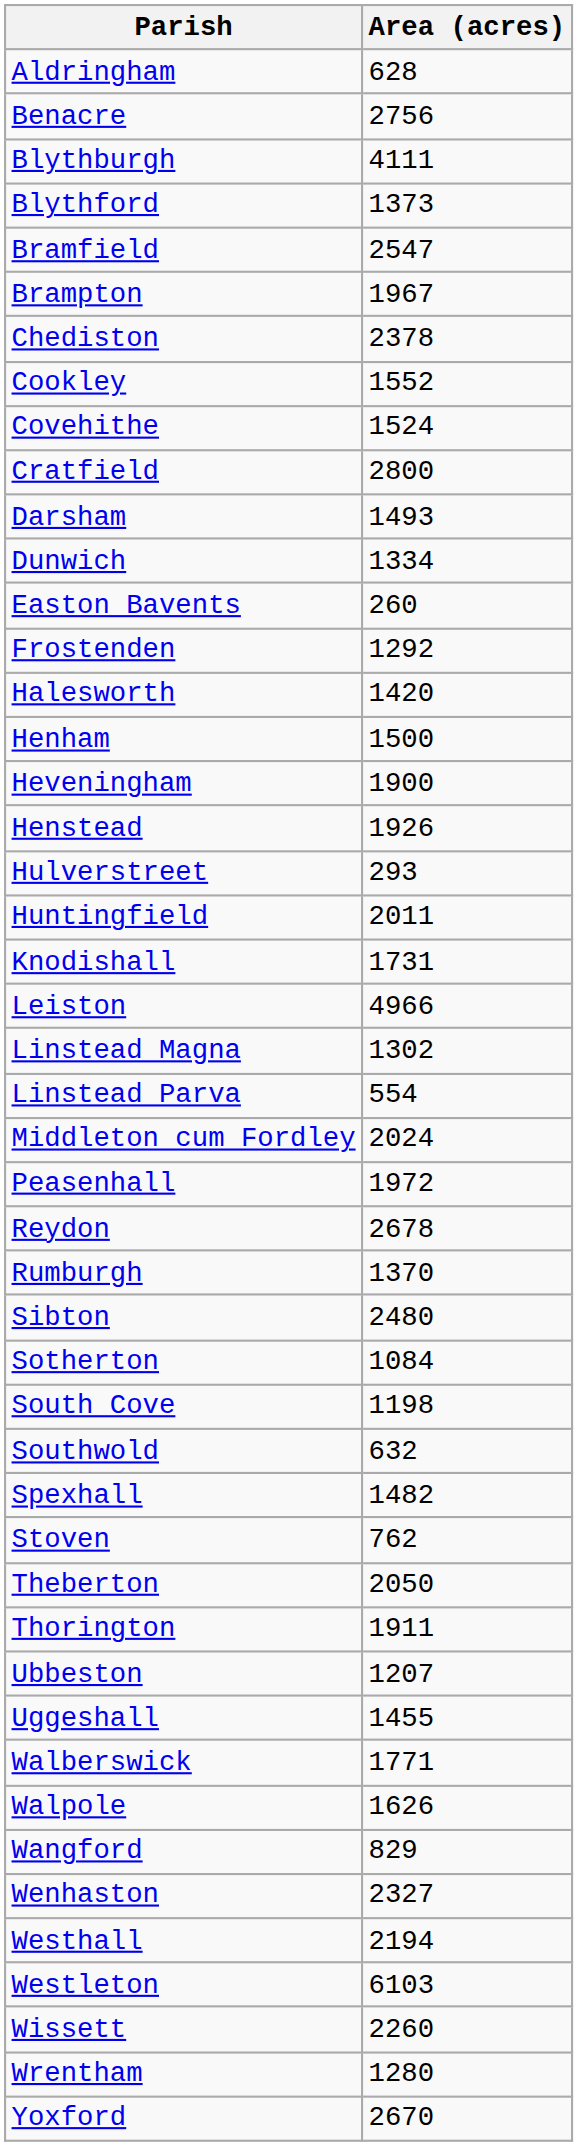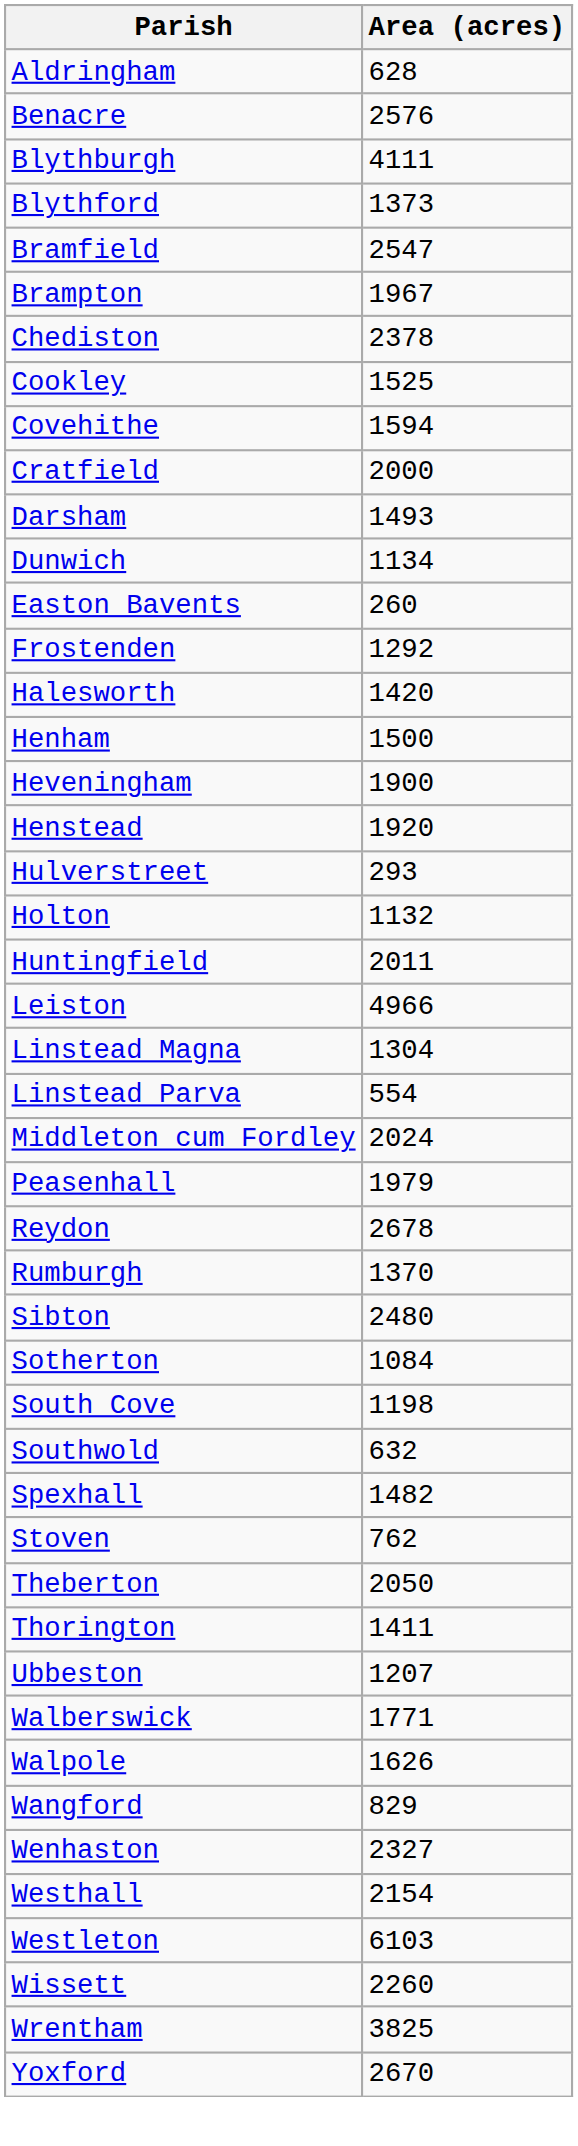(401, 116) 2756 -> (401, 116) 2576
(401, 383) 1552 -> (401, 383) 1525
(401, 428) 1524 -> (401, 428) 1594
(401, 472) 2800 -> (401, 472) 2000
(401, 561) 1334 -> (401, 561) 1134
(401, 828) 1926 -> (401, 828) 1920
+ row: (61, 917)
- row: (93, 962)
(401, 1051) 1302 -> (401, 1051) 1304
(401, 1184) 1972 -> (401, 1184) 1979
(401, 1629) 1911 -> (401, 1629) 1411
- row: (85, 1718)
(401, 1941) 2194 -> (401, 1896) 2154
(401, 2074) 1280 -> (401, 2030) 3825
